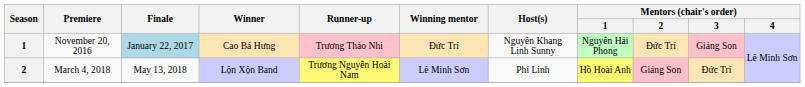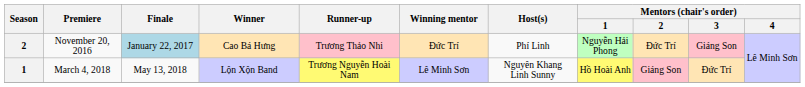(24, 46) 1 -> (24, 46) 2
(533, 46) Nguyên Khang Linh Sunny -> (533, 46) Phí Linh
(24, 70) 2 -> (24, 70) 1
(533, 70) Phí Linh -> (533, 70) Nguyên Khang Linh Sunny
